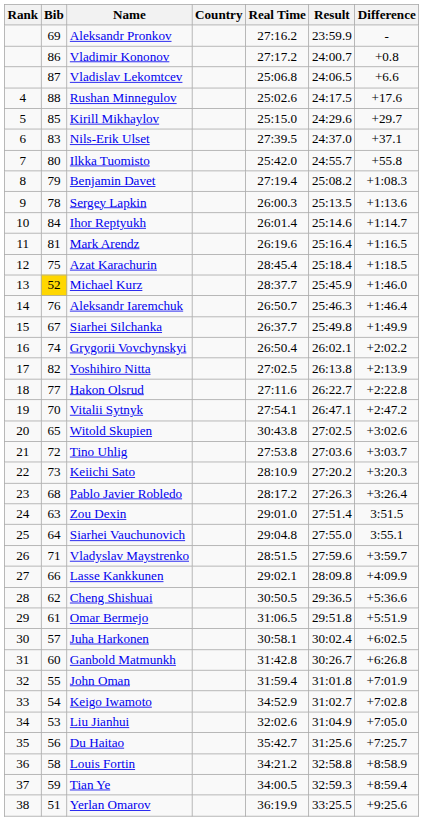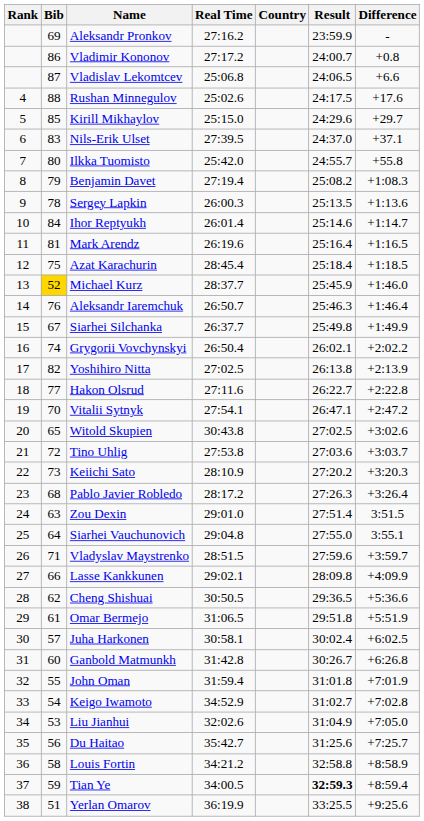columns swapped: (219, 14) <-> (277, 14)
(332, 784) normal -> (332, 784) bold
